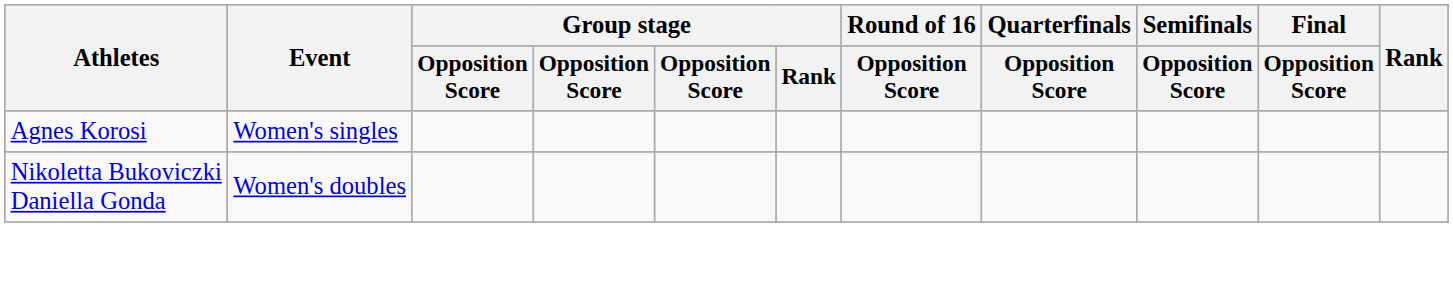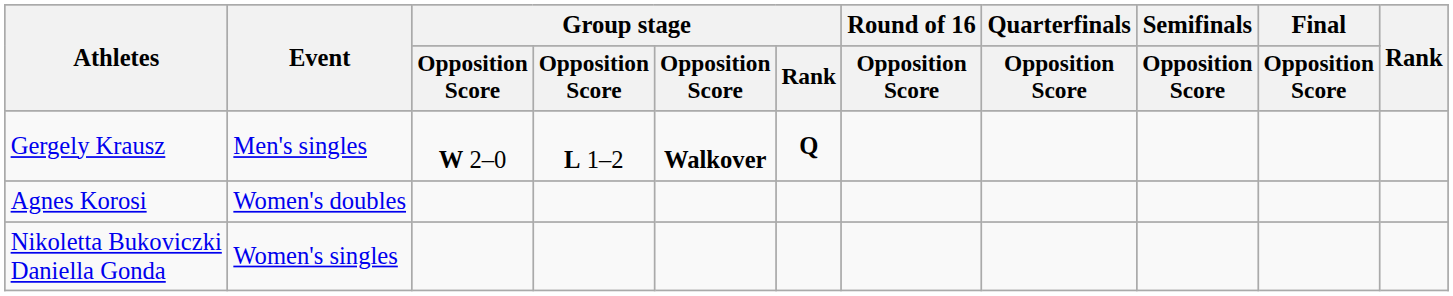+ row: (88, 146)
(316, 131) Women's singles -> (320, 201) Women's doubles
(320, 186) Women's doubles -> (316, 256) Women's singles
